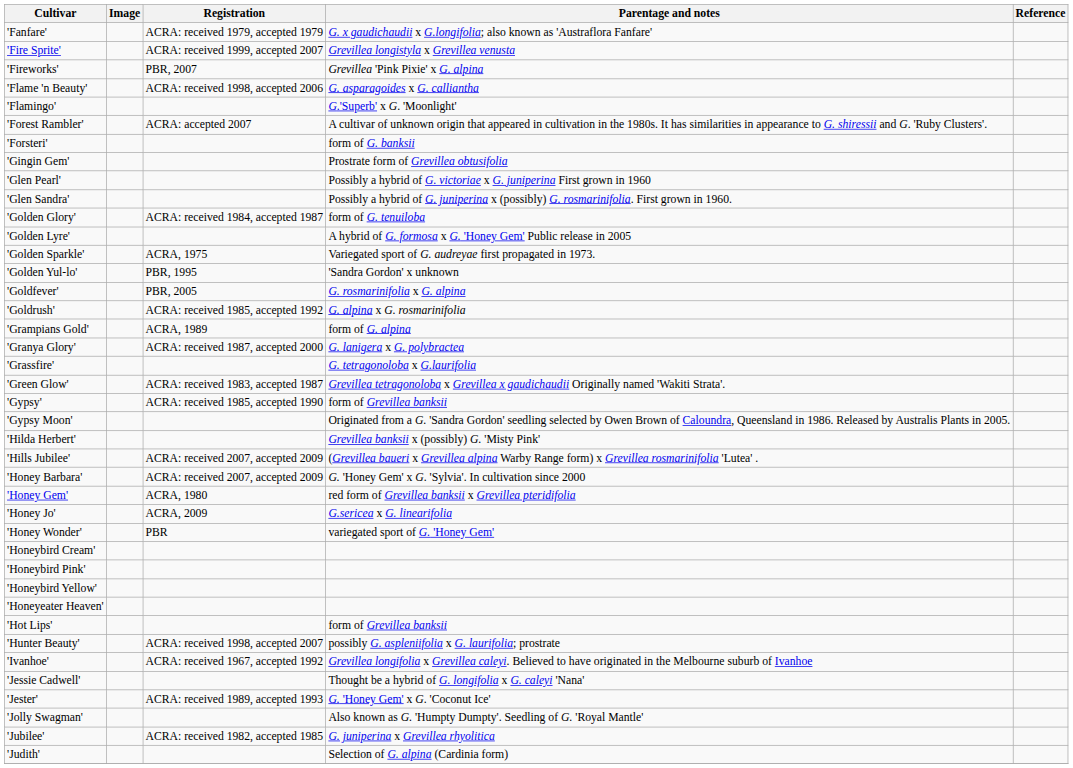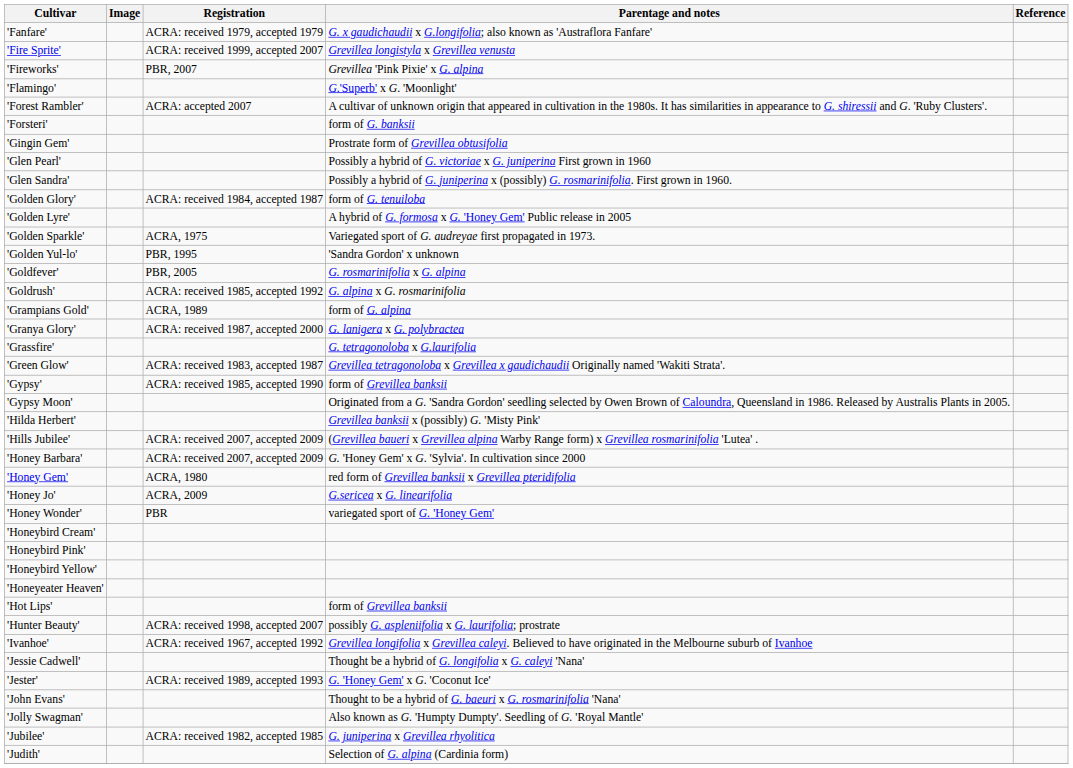- row: (47, 87)
+ row: (36, 699)
